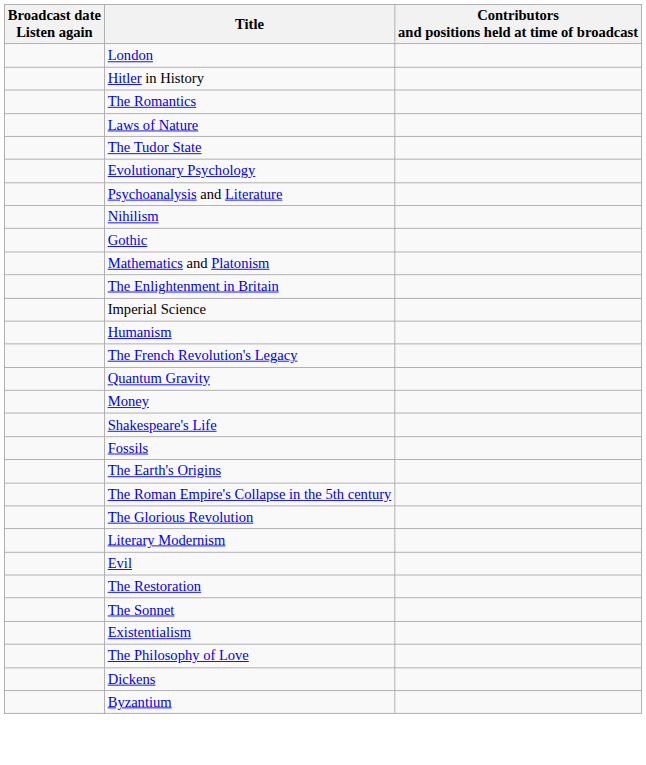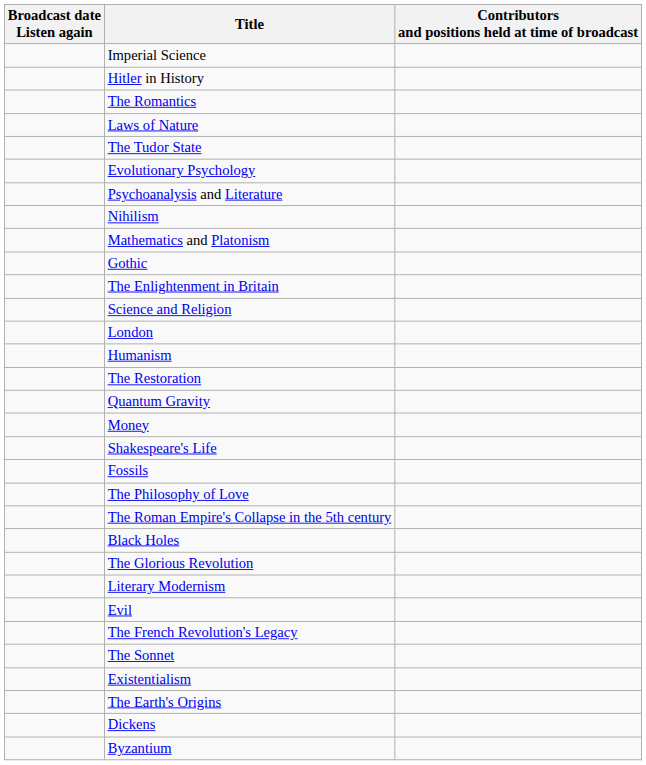rows swapped: (130, 55) <-> (157, 309)
rows swapped: (127, 240) <-> (189, 263)
+ row: (170, 309)
rows swapped: (154, 586) <-> (203, 355)
rows swapped: (178, 655) <-> (164, 471)
+ row: (143, 540)
